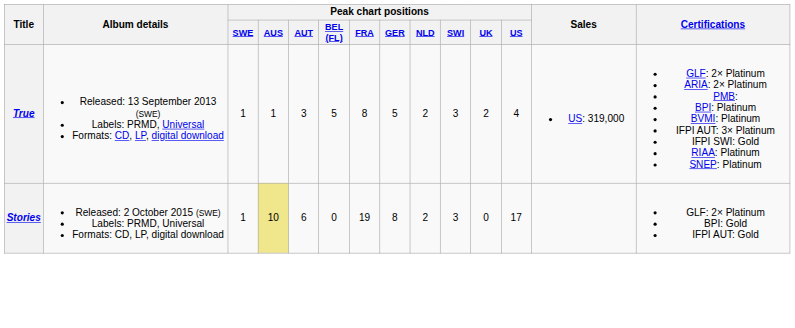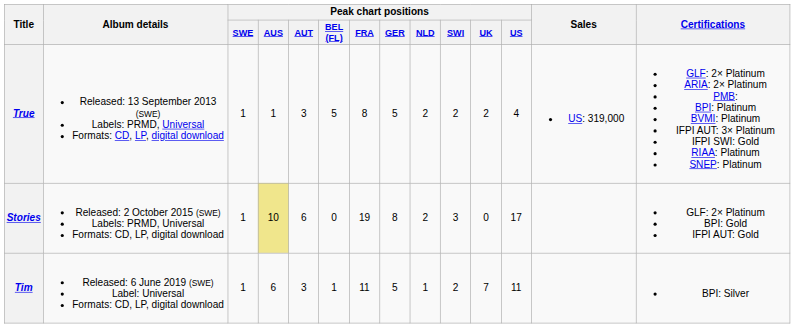(456, 114) 3 -> (456, 114) 2
+ row: (24, 288)
